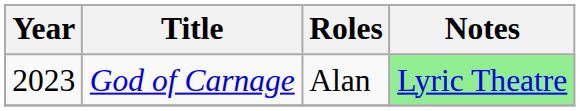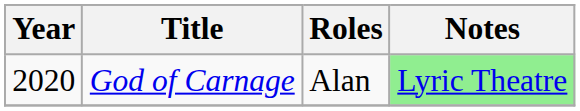(44, 79) 2023 -> (44, 79) 2020
